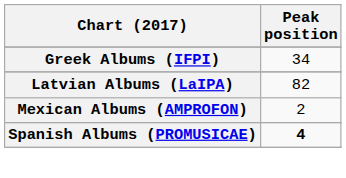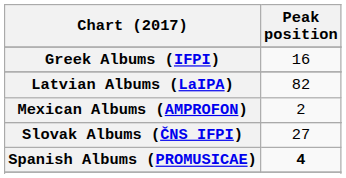(301, 60) 34 -> (301, 60) 16
+ row: (133, 135)
